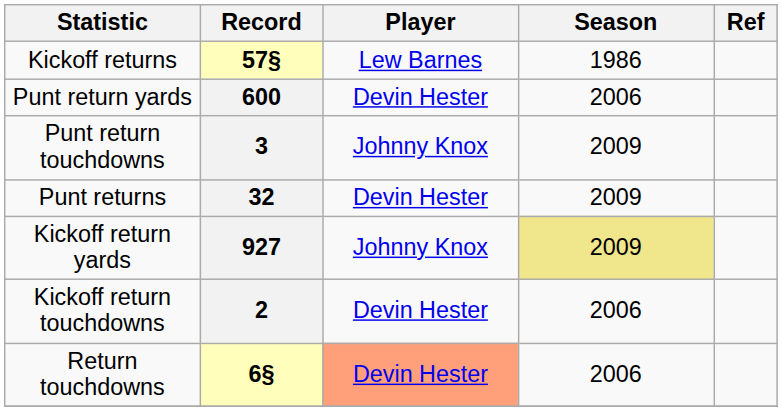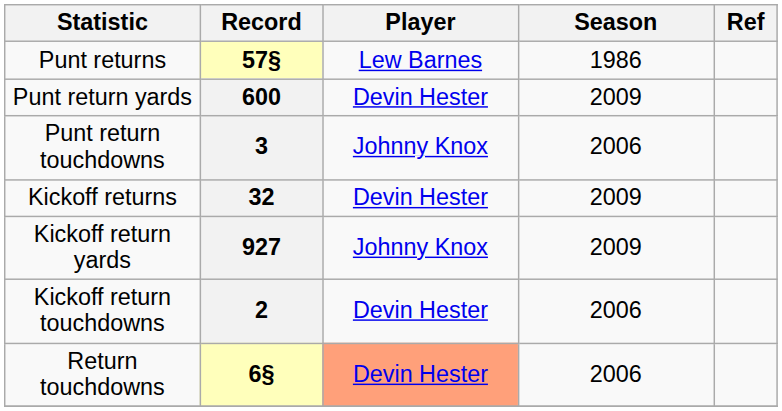(102, 60) Kickoff returns -> (102, 60) Punt returns
(616, 97) 2006 -> (616, 97) 2009
(616, 147) 2009 -> (616, 147) 2006
(102, 197) Punt returns -> (102, 197) Kickoff returns
(616, 247) khaki background -> (616, 247) no background
